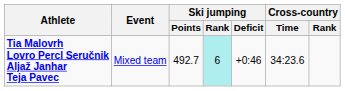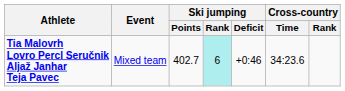(186, 61) 492.7 -> (186, 61) 402.7
